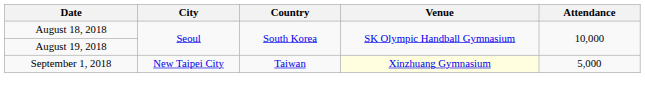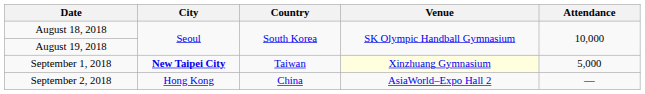(189, 64) normal -> (189, 64) bold
+ row: (71, 81)
